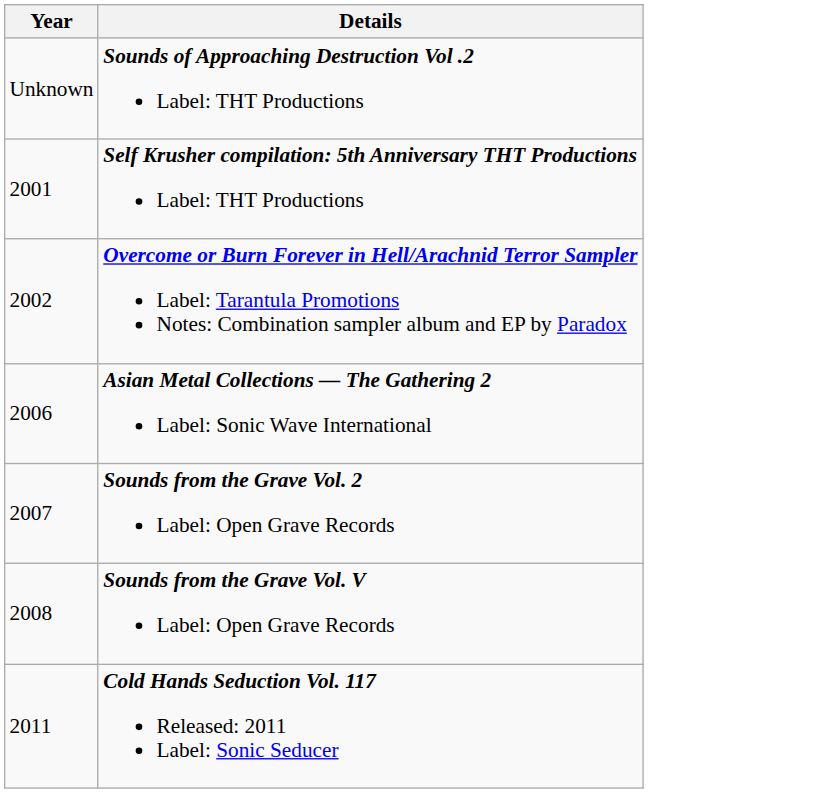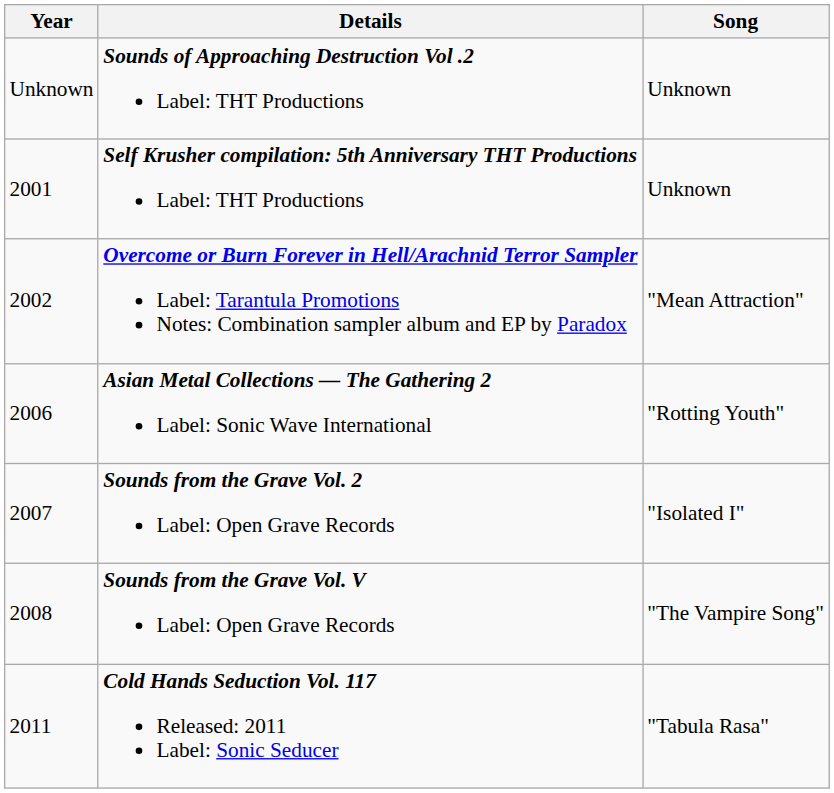+ column: (736, 21)
